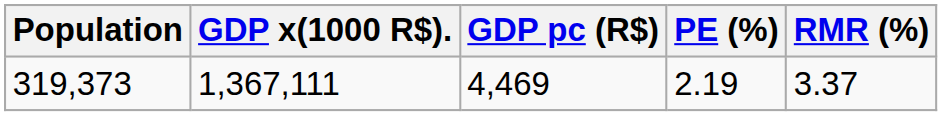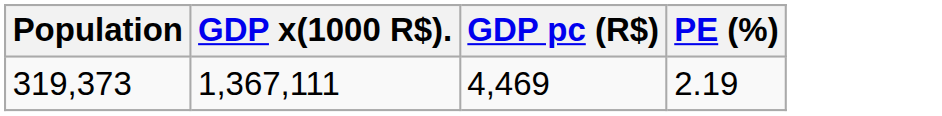- column: (862, 30)
